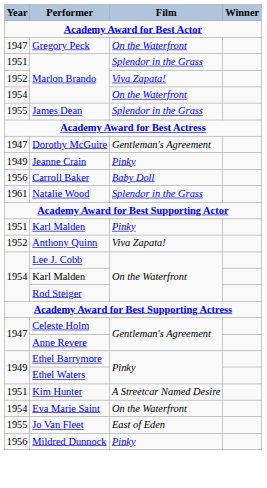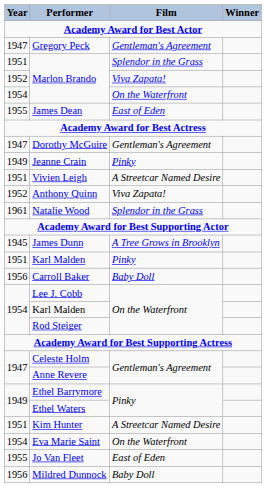(149, 45) On the Waterfront -> (161, 45) Gentleman's Agreement
(157, 111) Splendor in the Grass -> (138, 111) East of Eden
+ row: (17, 177)
rows swapped: (17, 177) <-> (17, 243)
+ row: (17, 243)
(124, 441) Pinky -> (133, 474) Baby Doll
